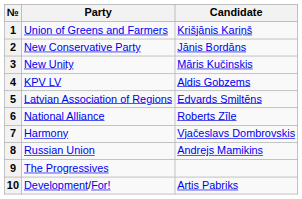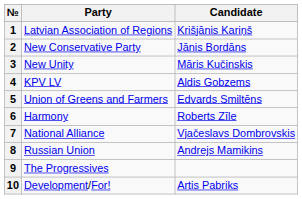(96, 30) Union of Greens and Farmers -> (98, 30) Latvian Association of Regions
(98, 99) Latvian Association of Regions -> (96, 99) Union of Greens and Farmers
(64, 116) National Alliance -> (46, 116) Harmony
(46, 133) Harmony -> (64, 133) National Alliance
